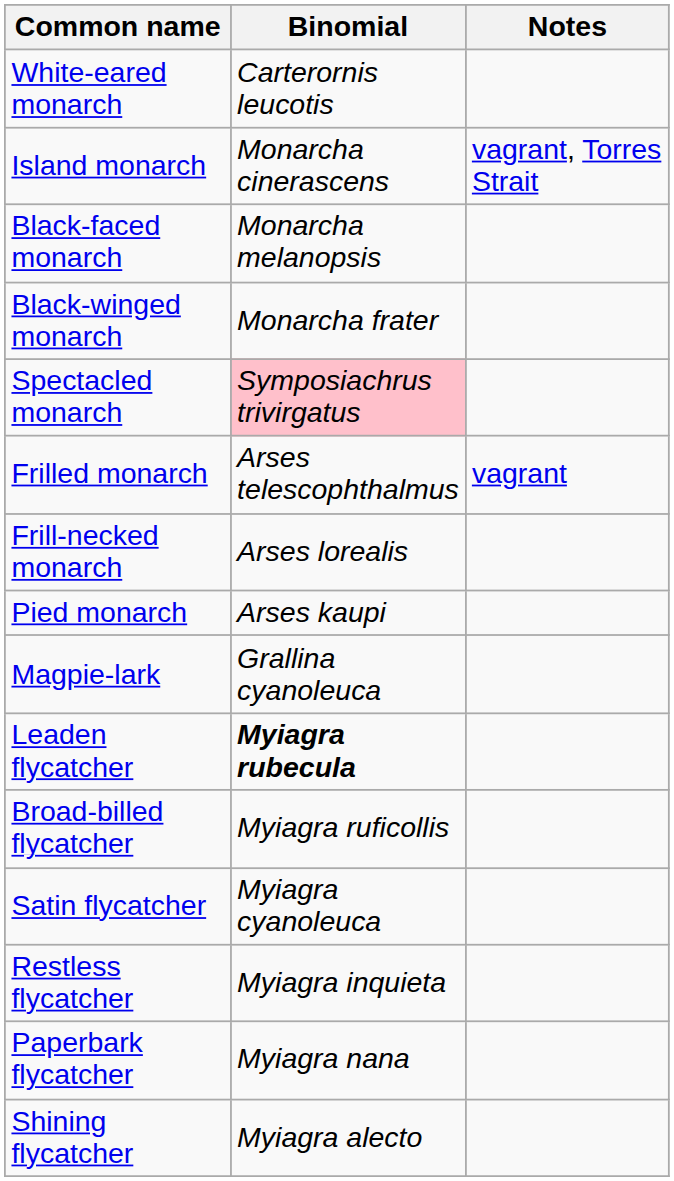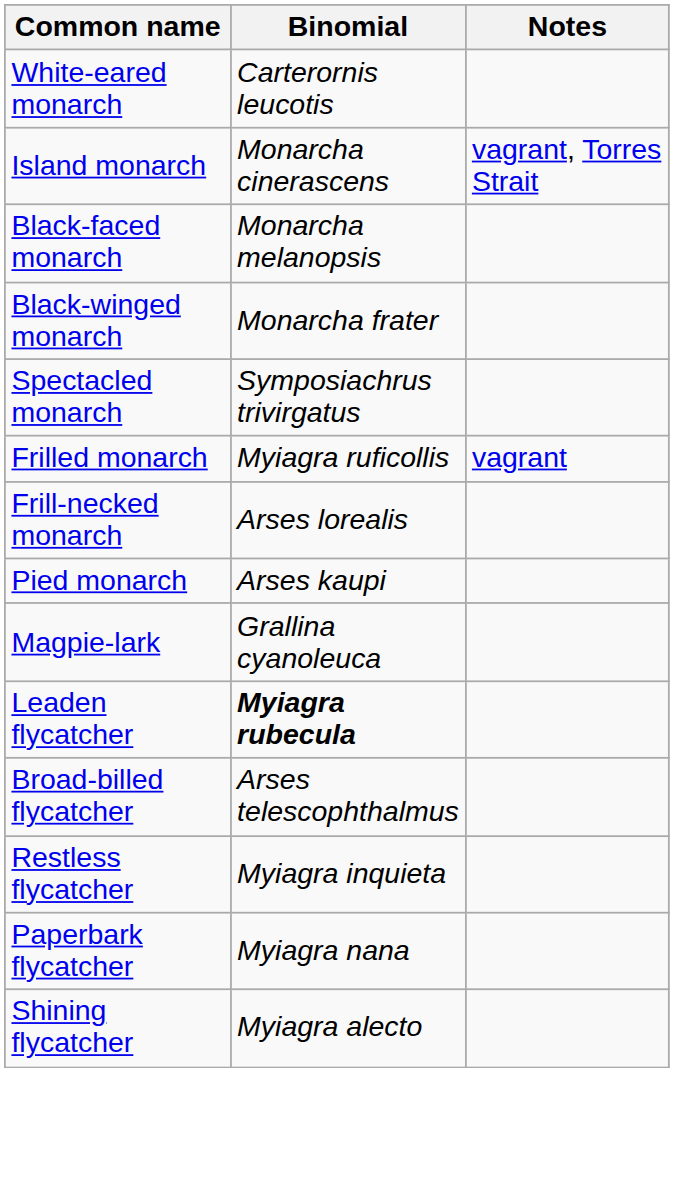(334, 397) pink background -> (334, 397) no background
(348, 474) Arses telescophthalmus -> (343, 458) Myiagra ruficollis
(343, 828) Myiagra ruficollis -> (348, 796) Arses telescophthalmus
- row: (109, 905)
